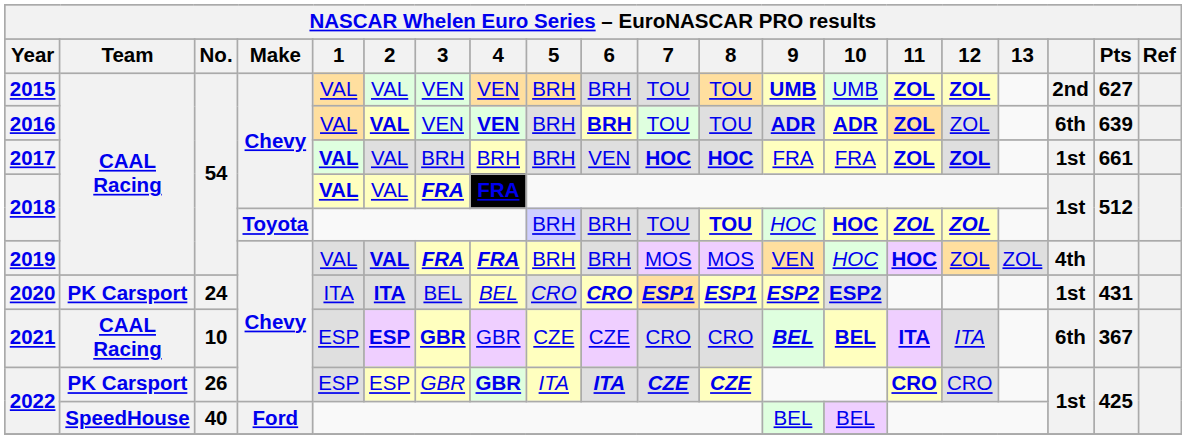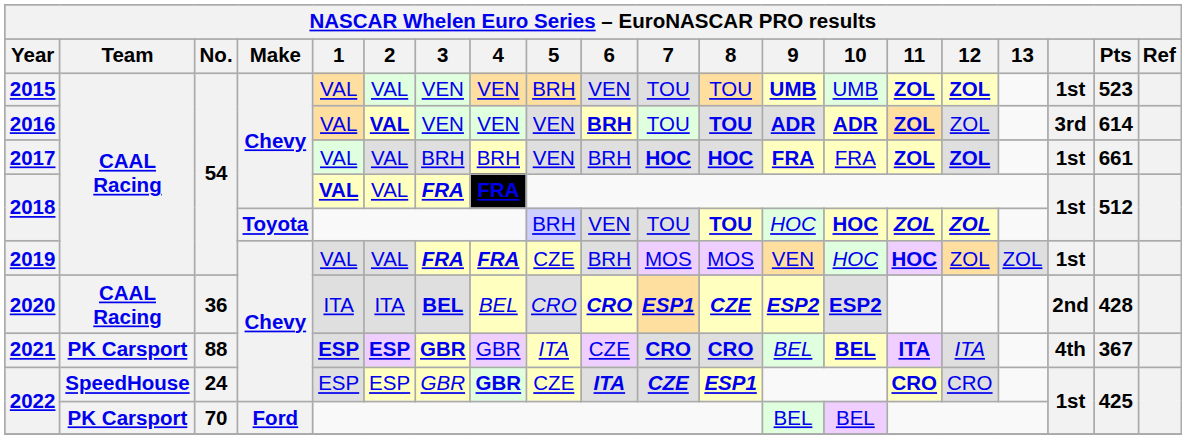(609, 89) BRH -> (609, 89) VEN
(1071, 89) 2nd -> (1071, 89) 1st
(1116, 89) 627 -> (1116, 89) 523
(498, 123) bold -> (498, 123) normal
(554, 123) BRH -> (554, 123) VEN
(731, 123) normal -> (731, 123) bold
(1071, 123) 6th -> (1071, 123) 3rd
(1116, 123) 639 -> (1116, 123) 614
(339, 157) bold -> (339, 157) normal
(554, 157) BRH -> (554, 157) VEN
(609, 157) VEN -> (609, 157) BRH
(793, 157) normal -> (793, 157) bold
(609, 225) BRH -> (609, 225) VEN
(390, 259) bold -> (390, 259) normal
(554, 259) BRH -> (554, 259) CZE
(1071, 259) 4th -> (1071, 259) 1st
(127, 292) PK Carsport -> (127, 304) CAAL Racing
(216, 292) 24 -> (216, 304) 36
(390, 292) bold -> (390, 304) normal
(443, 292) normal -> (443, 304) bold
(731, 292) ESP1 -> (731, 304) CZE
(1071, 292) 1st -> (1071, 304) 2nd
(1116, 292) 431 -> (1116, 304) 428
(127, 338) CAAL Racing -> (127, 350) PK Carsport
(216, 338) 10 -> (216, 350) 88
(339, 338) normal -> (339, 350) bold
(554, 338) CZE -> (554, 350) ITA
(668, 338) normal -> (668, 350) bold
(731, 338) normal -> (731, 350) bold
(793, 338) bold -> (793, 350) normal
(1071, 338) 6th -> (1071, 350) 4th
(127, 384) PK Carsport -> (127, 384) SpeedHouse
(216, 384) 26 -> (216, 384) 24
(554, 384) ITA -> (554, 384) CZE
(731, 384) CZE -> (731, 384) ESP1
(127, 418) SpeedHouse -> (127, 418) PK Carsport
(216, 418) 40 -> (216, 418) 70
